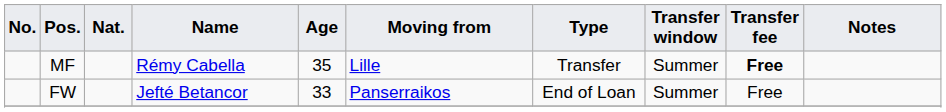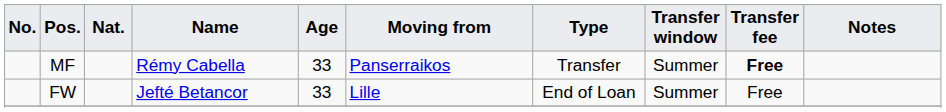(322, 65) 35 -> (322, 65) 33
(365, 65) Lille -> (400, 65) Panserraikos
(400, 92) Panserraikos -> (365, 92) Lille
